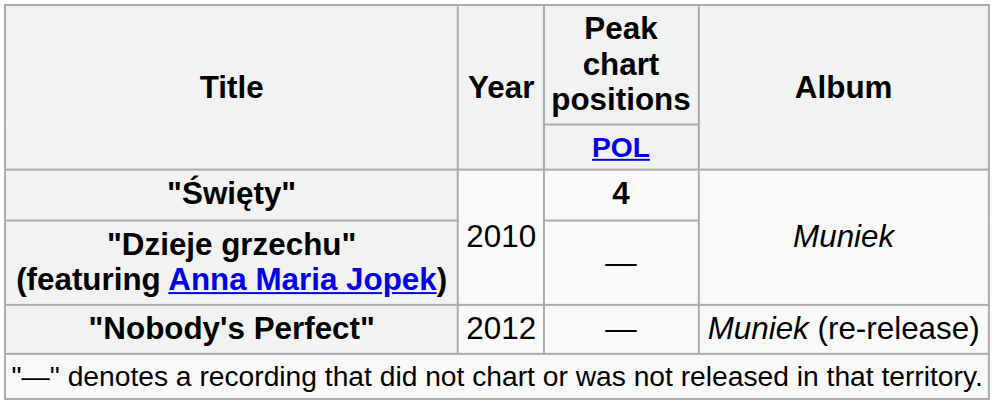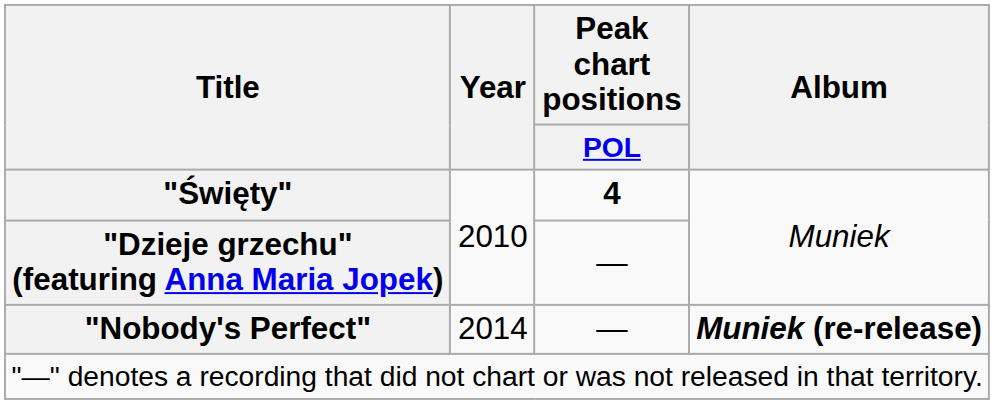(501, 329) 2012 -> (493, 329) 2014
(844, 329) normal -> (839, 329) bold
